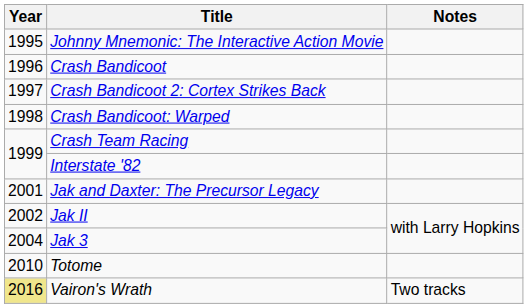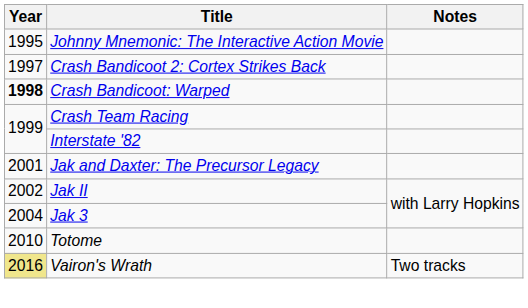- row: (108, 66)
(26, 116) normal -> (26, 91) bold
